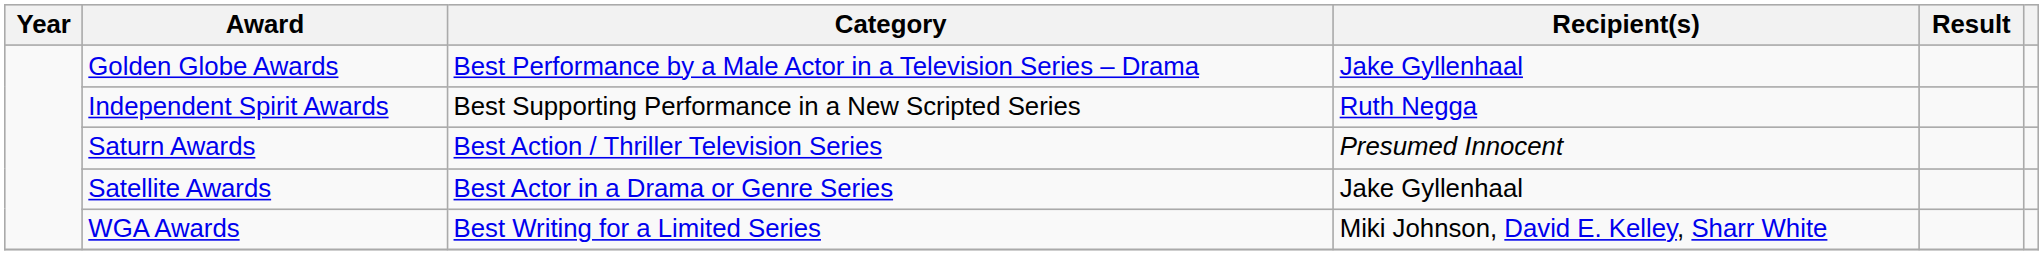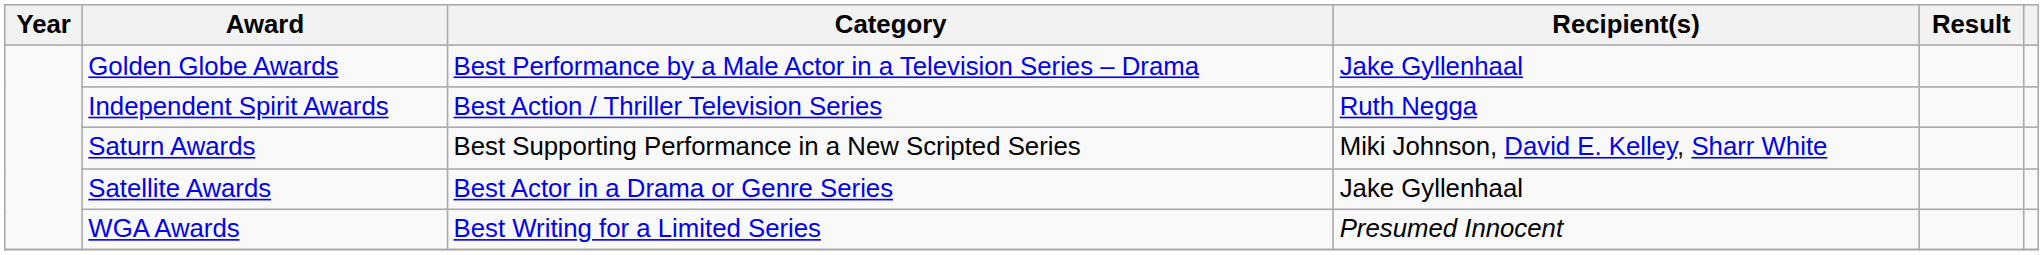(767, 106) Best Supporting Performance in a New Scripted Series -> (668, 106) Best Action / Thriller Television Series
(668, 147) Best Action / Thriller Television Series -> (767, 147) Best Supporting Performance in a New Scripted Series
(1451, 147) Presumed Innocent -> (1584, 147) Miki Johnson, David E. Kelley, Sharr White
(1584, 229) Miki Johnson, David E. Kelley, Sharr White -> (1451, 229) Presumed Innocent
